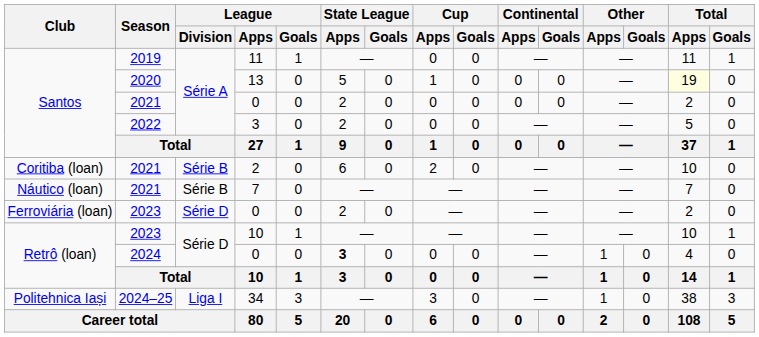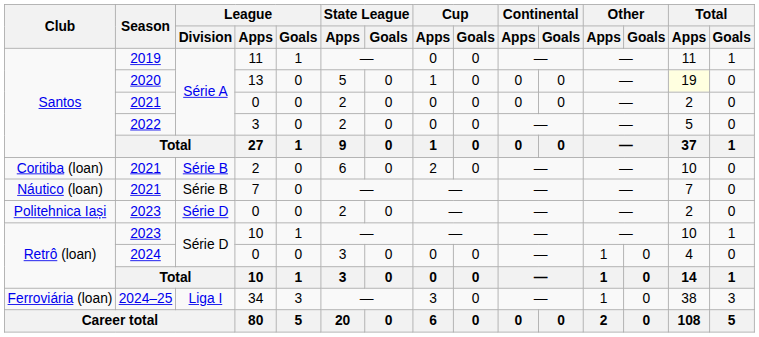(60, 211) Ferroviária (loan) -> (60, 211) Politehnica Iași
(343, 255) bold -> (343, 255) normal
(60, 299) Politehnica Iași -> (60, 299) Ferroviária (loan)
